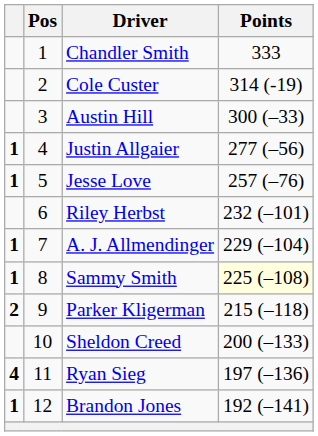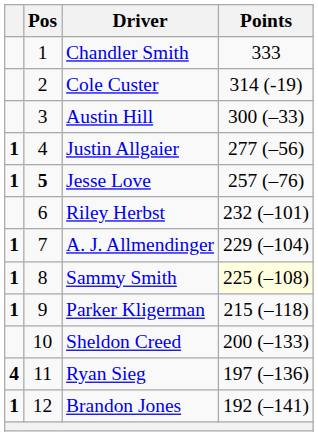(42, 181) normal -> (42, 181) bold
(14, 309) 2 -> (14, 309) 1
